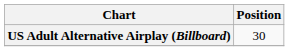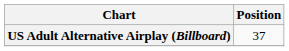(259, 35) 30 -> (259, 35) 37
